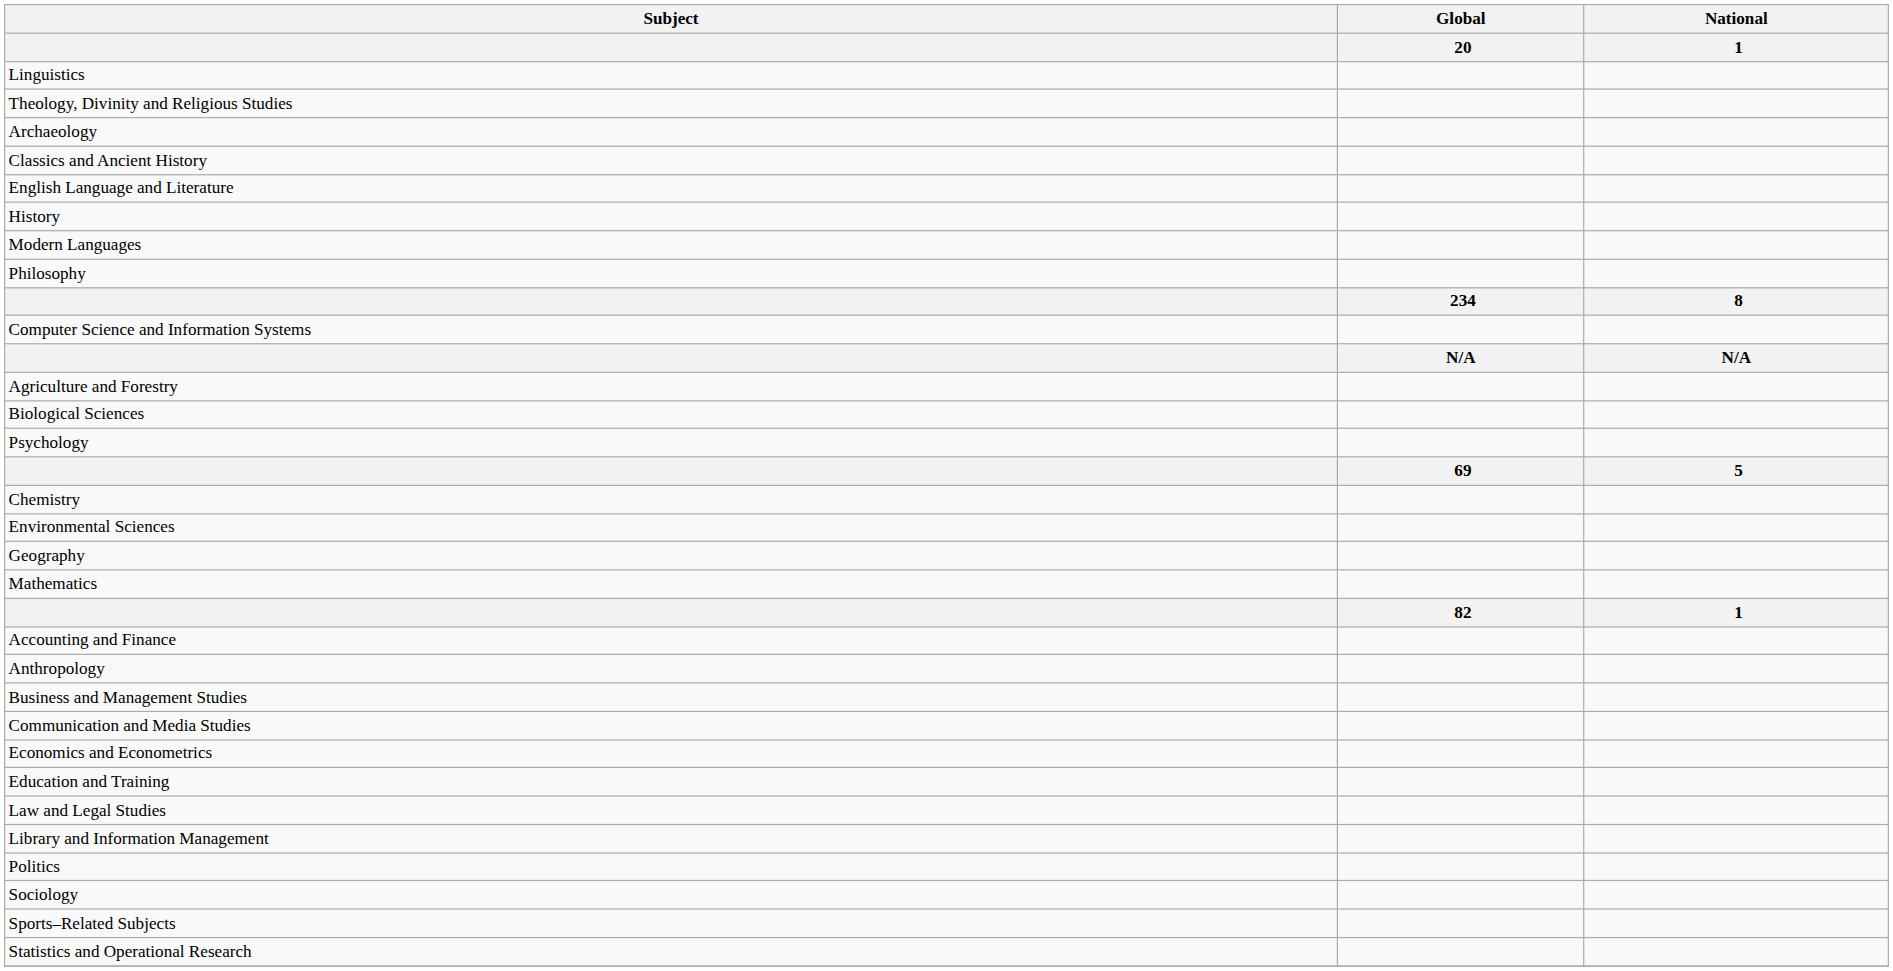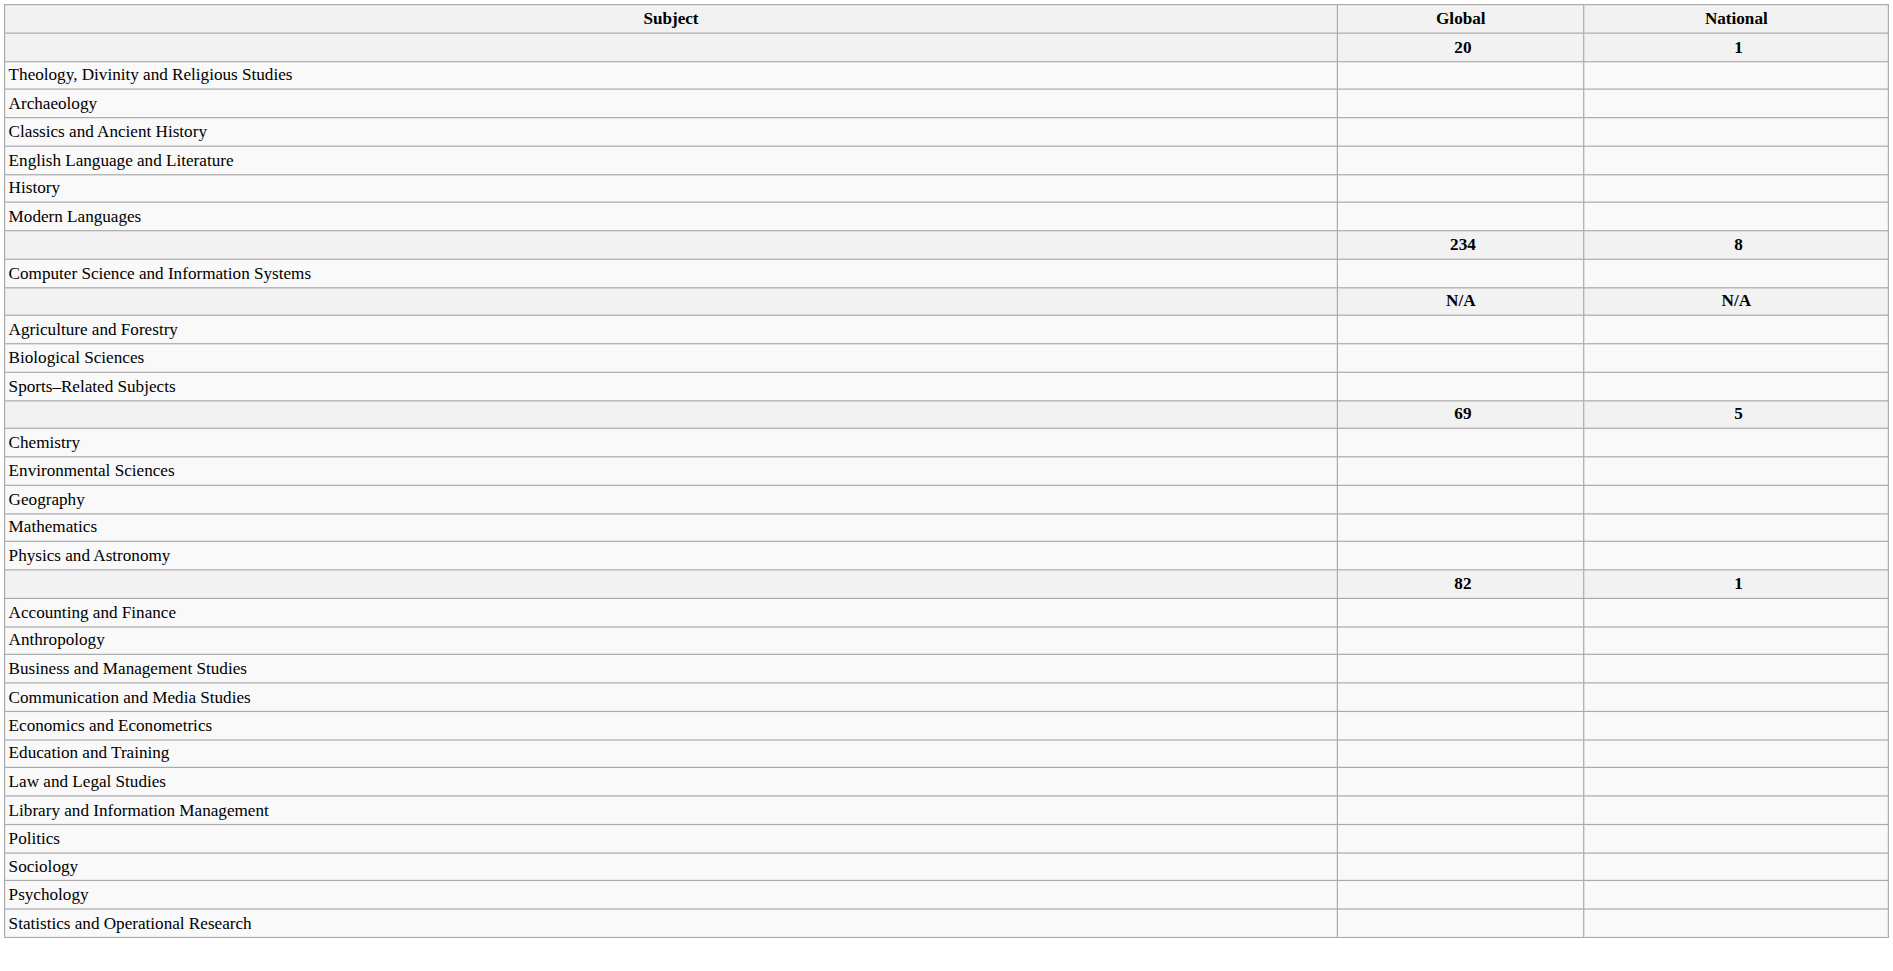- row: (47, 75)
- row: (47, 273)
rows swapped: (49, 442) <-> (92, 923)
+ row: (89, 556)
